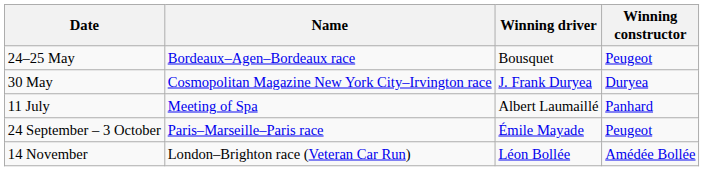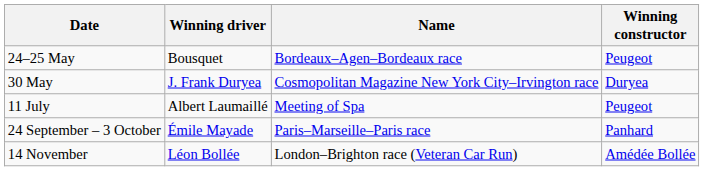columns swapped: (330, 25) <-> (548, 25)
(629, 106) Panhard -> (629, 106) Peugeot
(629, 130) Peugeot -> (629, 130) Panhard
